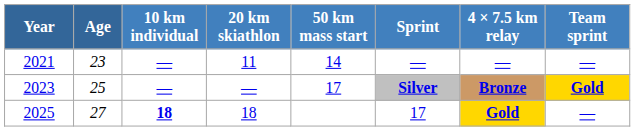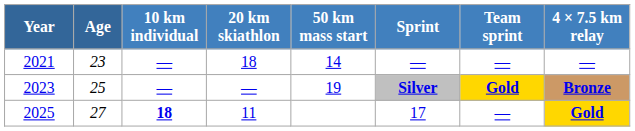columns swapped: (503, 26) <-> (587, 26)
(249, 61) 11 -> (249, 61) 18
(333, 87) 17 -> (333, 87) 19
(249, 113) 18 -> (249, 113) 11
